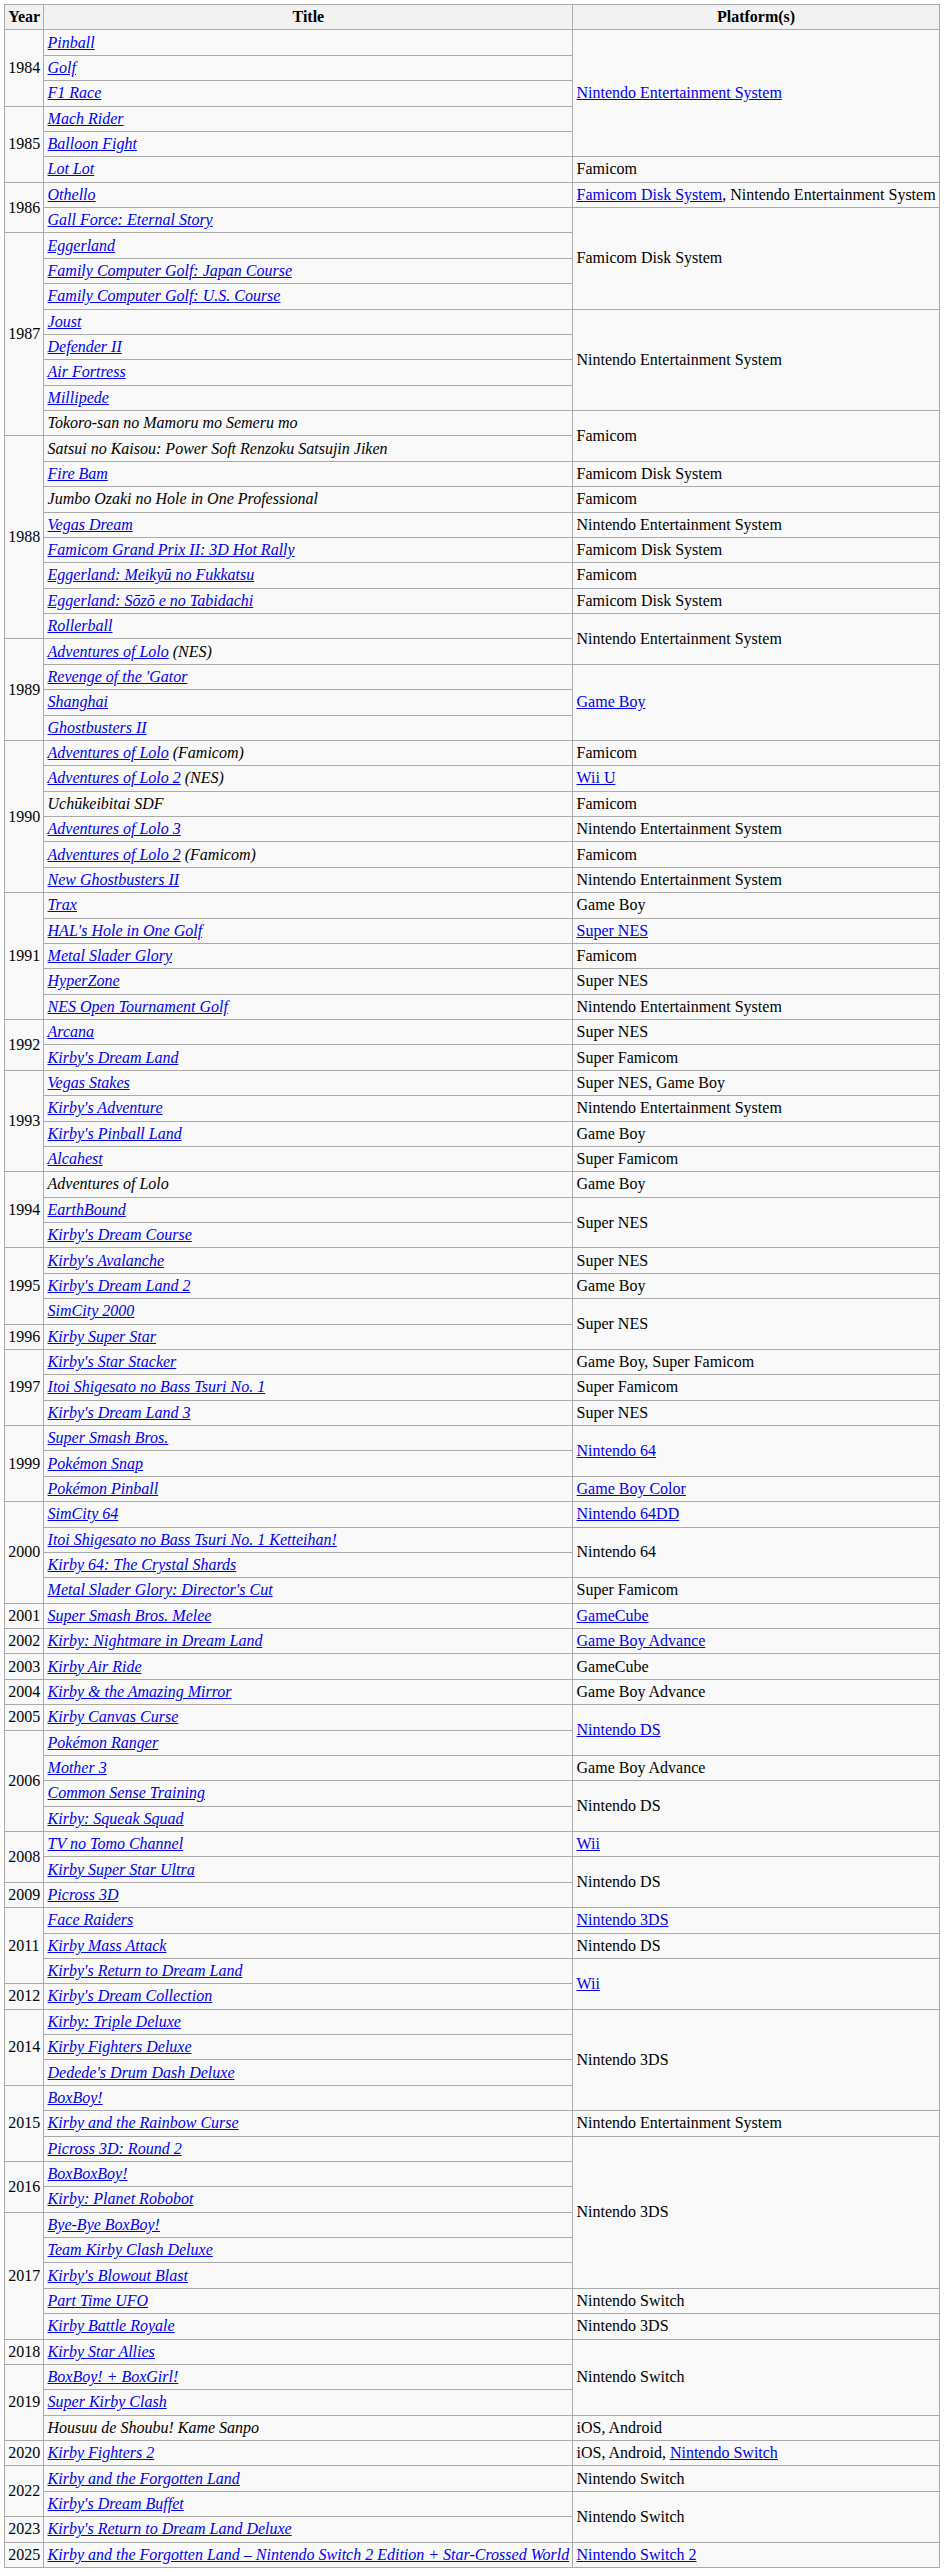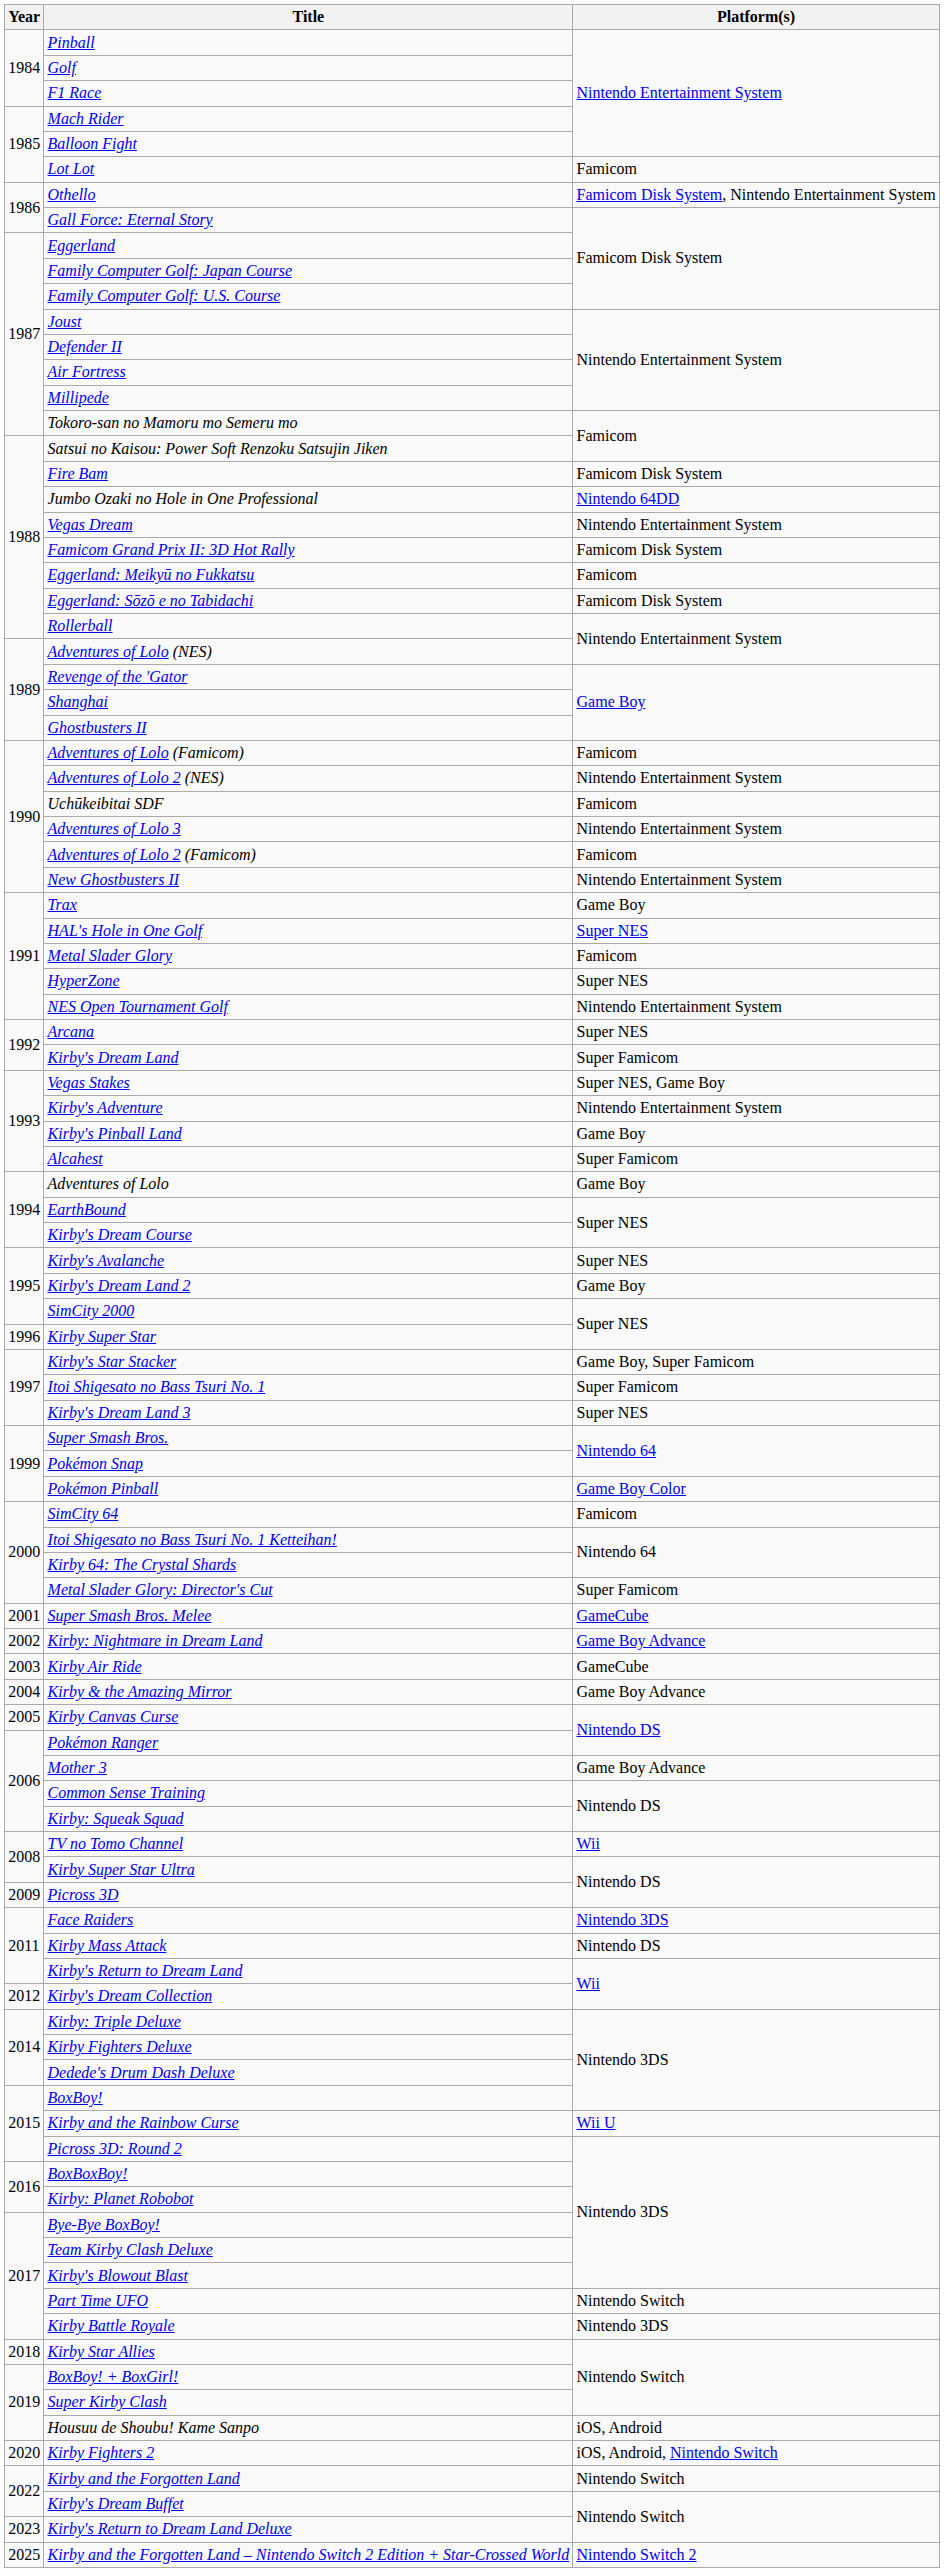(607, 499) Famicom -> (628, 499) Nintendo 64DD
(596, 778) Wii U -> (679, 778) Nintendo Entertainment System
(628, 1514) Nintendo 64DD -> (607, 1514) Famicom
(679, 2123) Nintendo Entertainment System -> (596, 2123) Wii U
